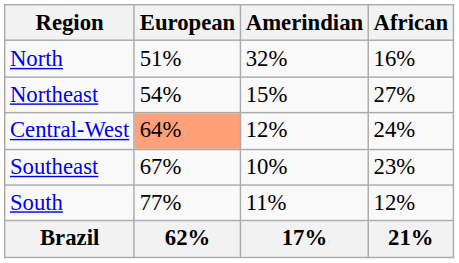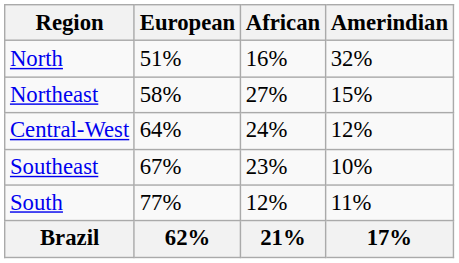columns swapped: (411, 22) <-> (304, 22)
(161, 94) 54% -> (161, 94) 58%
(161, 130) lightsalmon background -> (161, 130) no background
